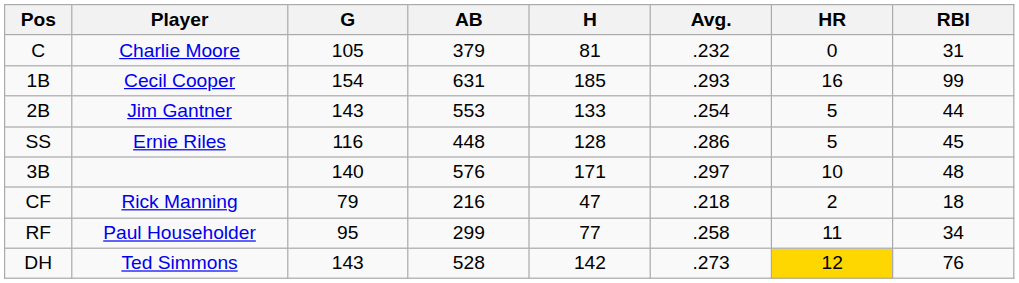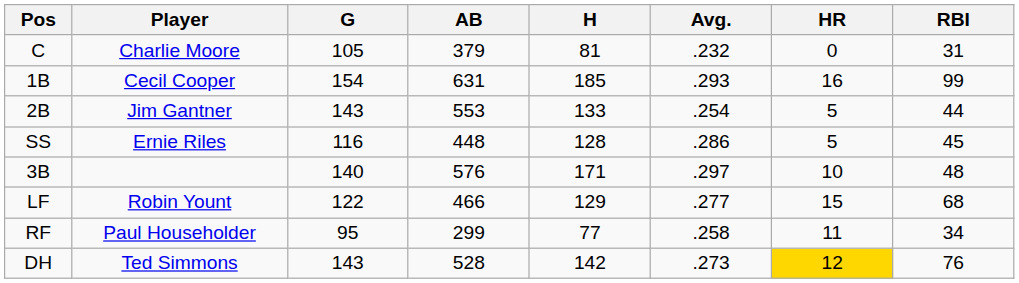+ row: (38, 202)
- row: (38, 202)
